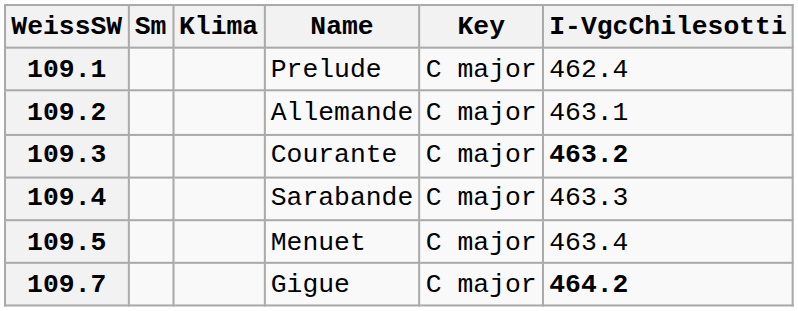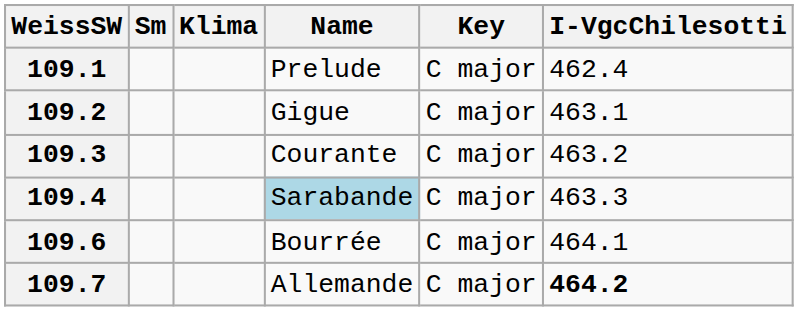(342, 113) Allemande -> (310, 113) Gigue
(589, 156) bold -> (589, 156) normal
(342, 199) no background -> (342, 199) lightblue background
- row: (67, 242)
+ row: (67, 242)
(310, 285) Gigue -> (342, 285) Allemande
